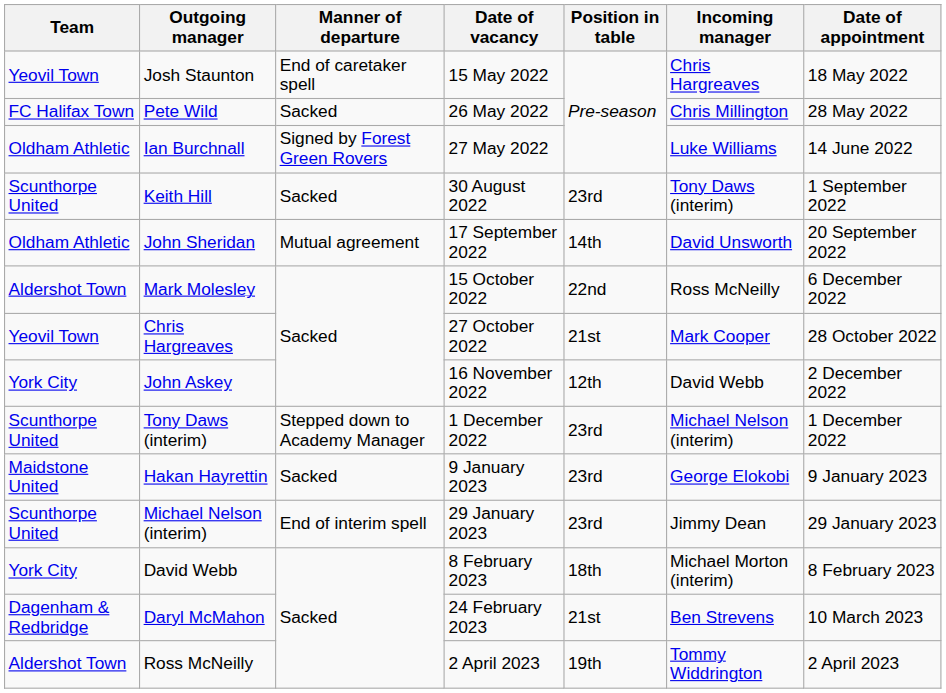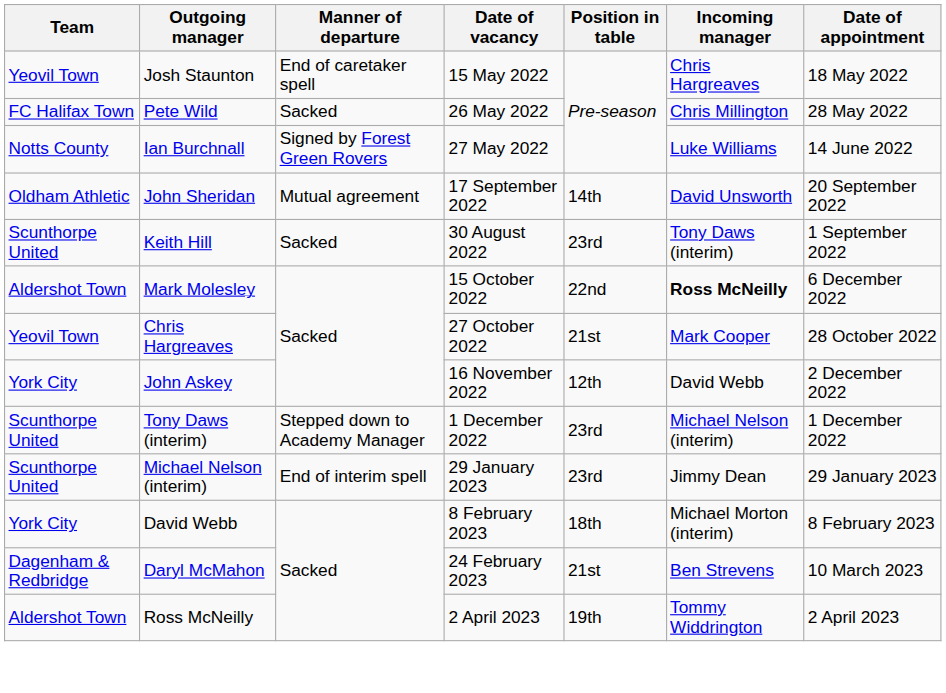(69, 149) Oldham Athletic -> (58, 149) Notts County
rows swapped: (178, 195) <-> (199, 242)
(725, 289) normal -> (729, 289) bold
- row: (206, 476)
